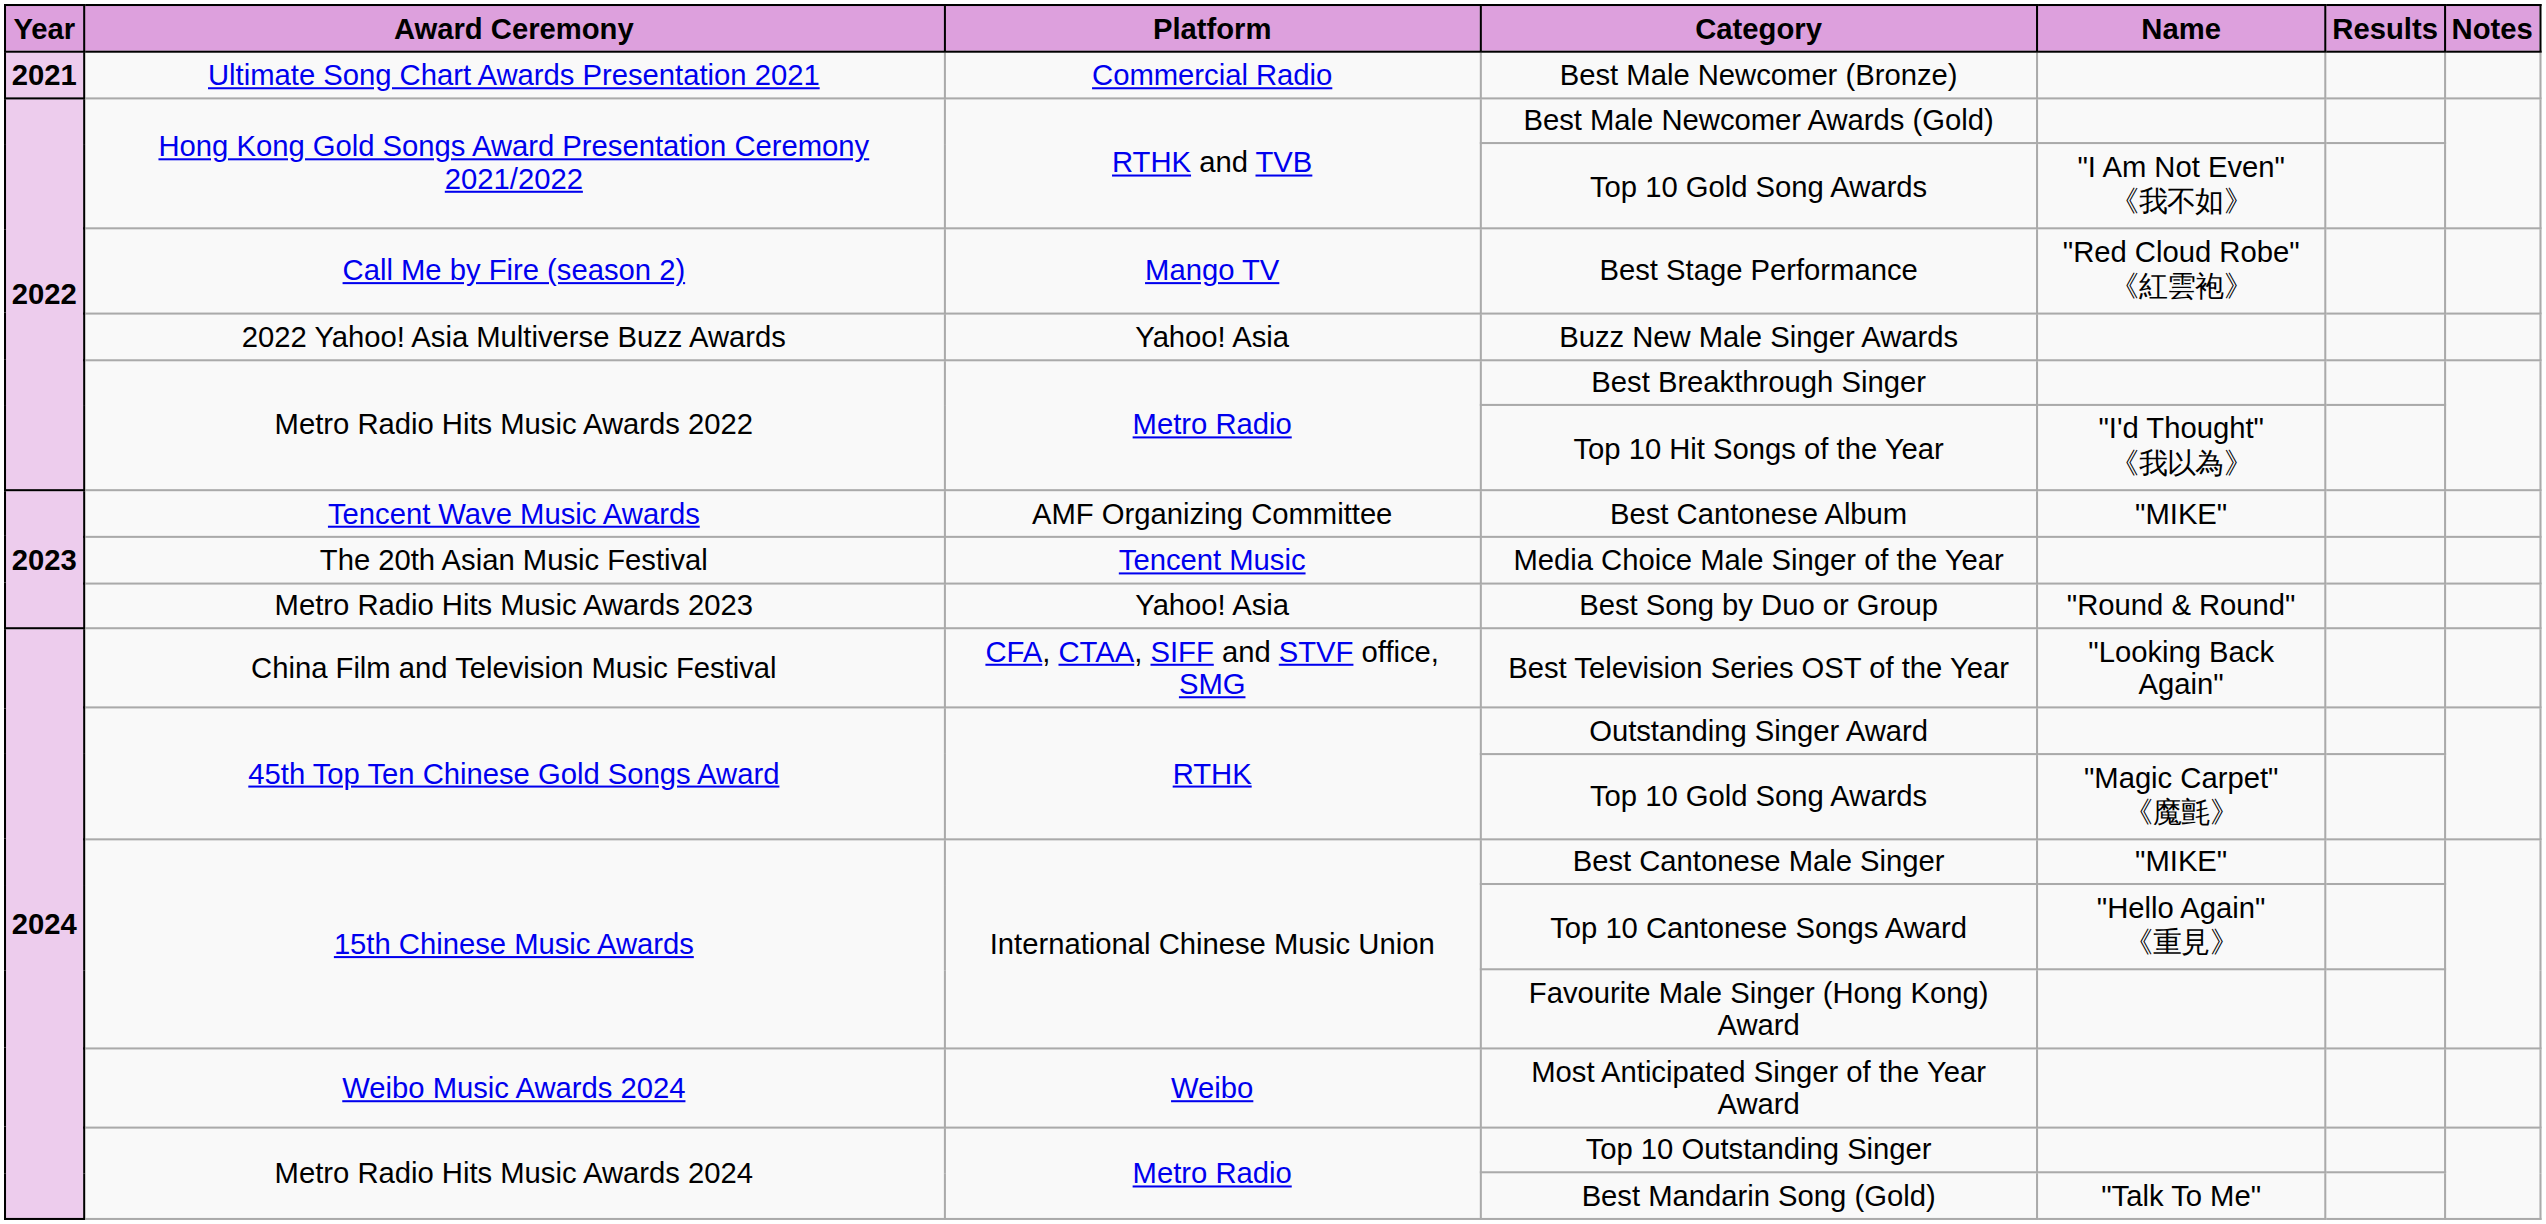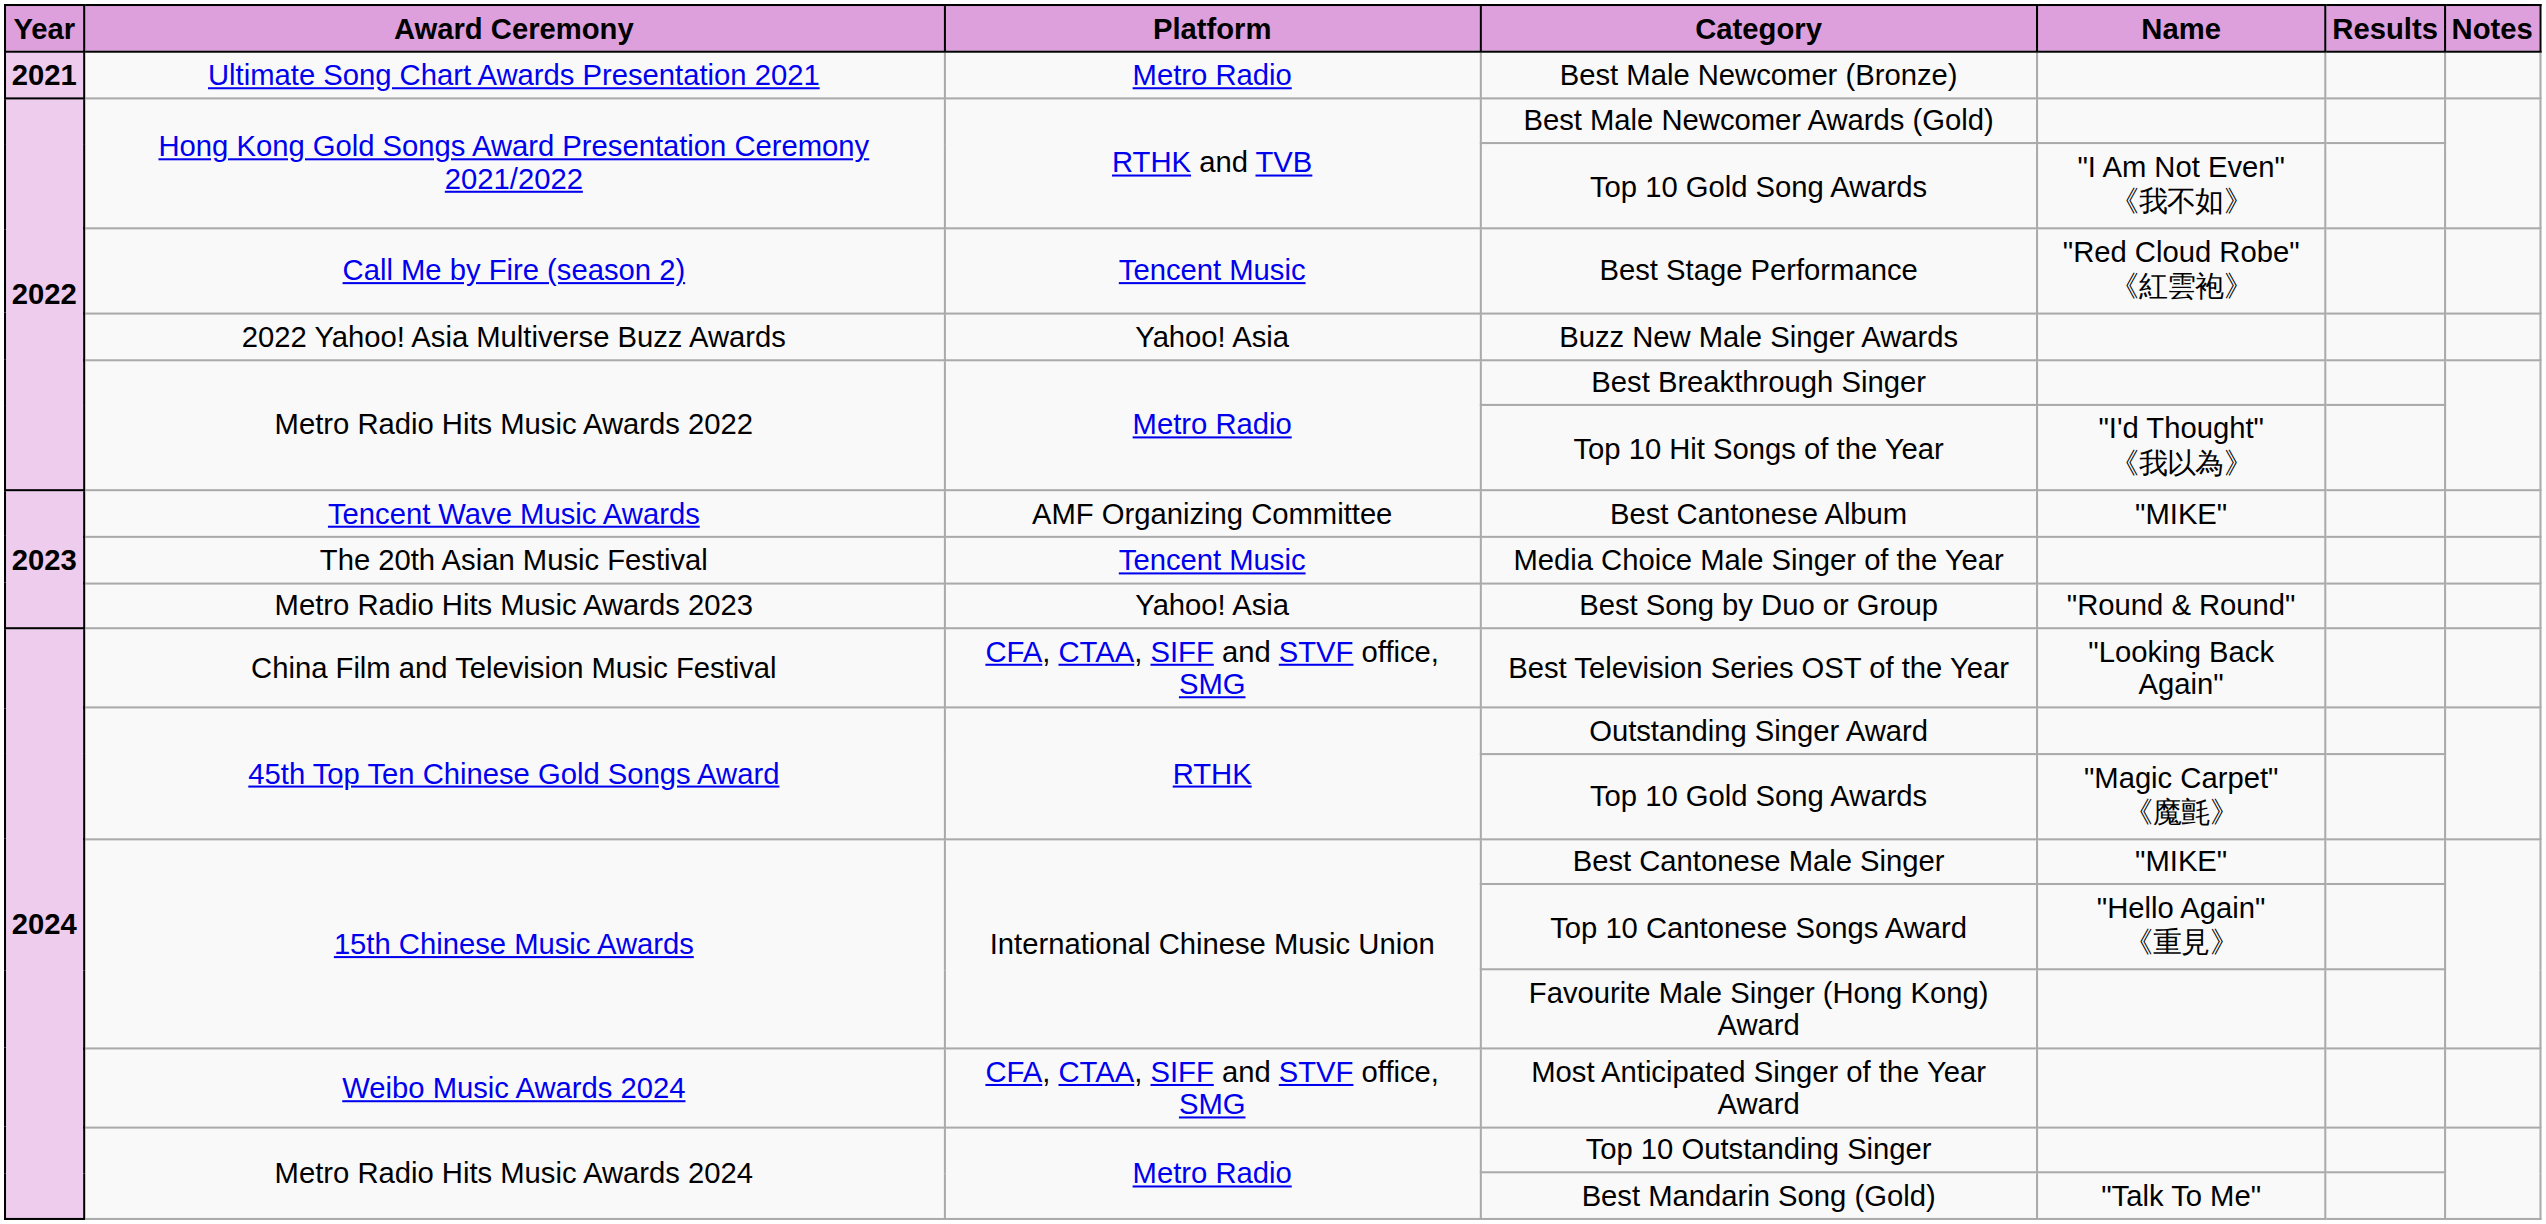(1212, 75) Commercial Radio -> (1212, 75) Metro Radio
(1212, 271) Mango TV -> (1212, 271) Tencent Music
(1212, 1088) Weibo -> (1212, 1088) CFA, CTAA, SIFF and STVF office, SMG
